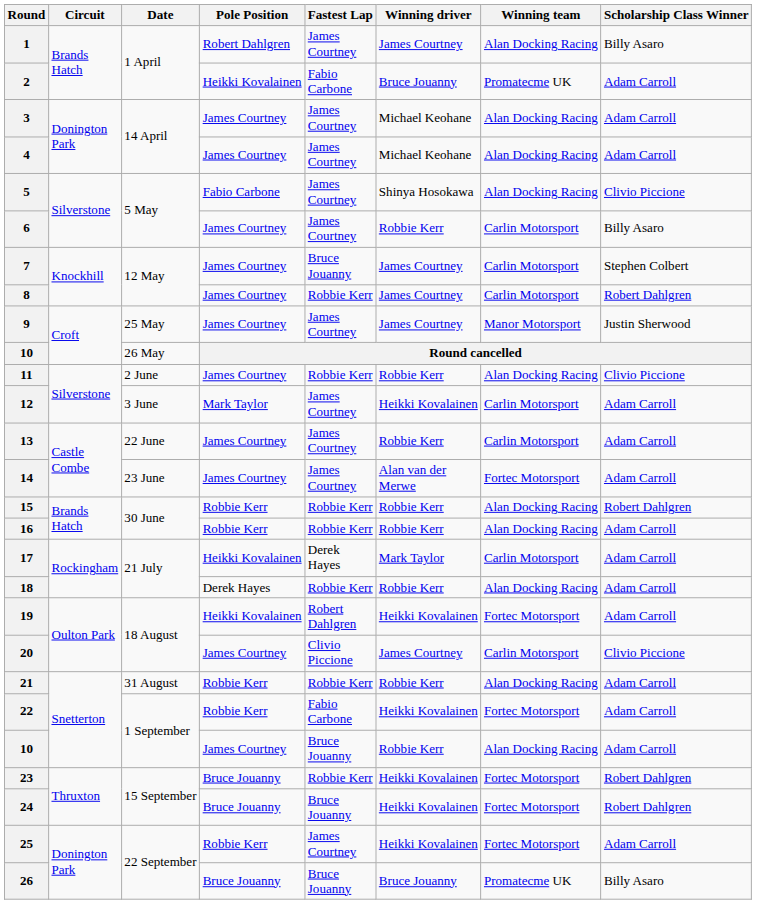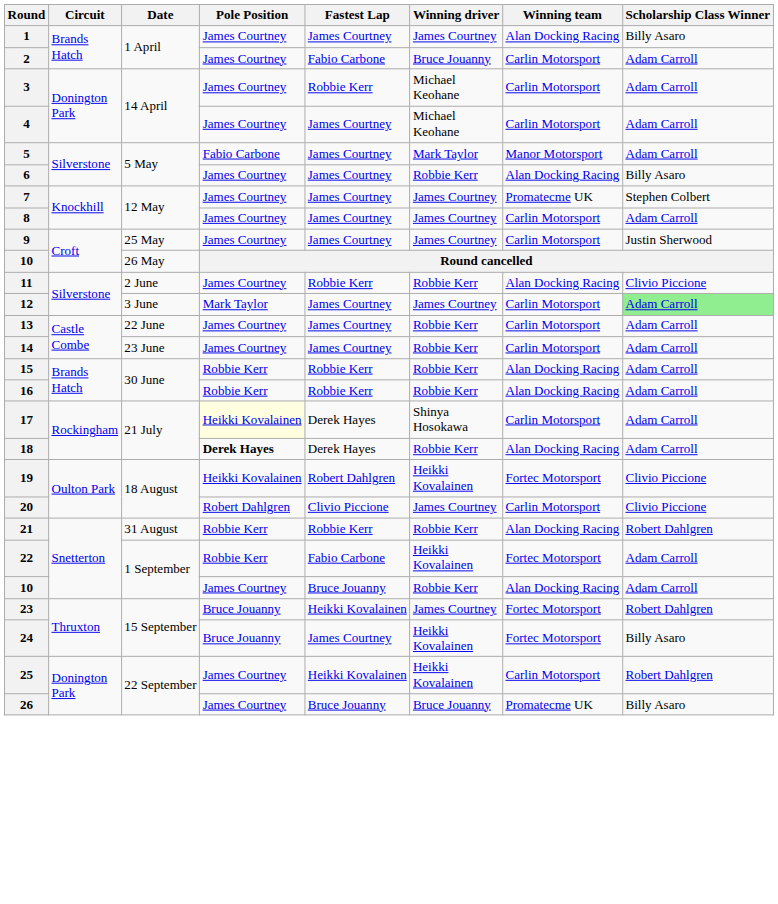(246, 44) Robert Dahlgren -> (245, 36) James Courtney
(252, 80) Heikki Kovalainen -> (245, 57) James Courtney
(528, 80) Promatecme UK -> (553, 57) Carlin Motorsport
(332, 117) James Courtney -> (340, 87) Robbie Kerr
(541, 117) Alan Docking Racing -> (553, 87) Carlin Motorsport
(541, 154) Alan Docking Racing -> (553, 124) Carlin Motorsport
(426, 191) Shinya Hosokawa -> (445, 153) Mark Taylor
(541, 191) Alan Docking Racing -> (554, 153) Manor Motorsport
(644, 191) Clivio Piccione -> (662, 153) Adam Carroll
(531, 228) Carlin Motorsport -> (562, 174) Alan Docking Racing
(330, 265) Bruce Jouanny -> (350, 196) James Courtney
(531, 265) Carlin Motorsport -> (549, 196) Promatecme UK
(340, 294) Robbie Kerr -> (350, 217) James Courtney
(648, 294) Robert Dahlgren -> (662, 217) Adam Carroll
(532, 323) Manor Motorsport -> (553, 239) Carlin Motorsport
(428, 403) Heikki Kovalainen -> (455, 304) James Courtney
(640, 403) no background -> (662, 304) lightgreen background
(413, 477) Alan van der Merwe -> (445, 347) Robbie Kerr
(532, 477) Fortec Motorsport -> (553, 347) Carlin Motorsport
(648, 506) Robert Dahlgren -> (662, 368) Adam Carroll
(252, 557) no background -> (252, 419) lightyellow background
(411, 557) Mark Taylor -> (440, 419) Shinya Hosokawa
(237, 586) normal -> (238, 448) bold
(340, 586) Robbie Kerr -> (342, 448) Derek Hayes
(640, 616) Adam Carroll -> (666, 477) Clivio Piccione
(245, 653) James Courtney -> (246, 507) Robert Dahlgren
(640, 682) Adam Carroll -> (669, 528) Robert Dahlgren
(340, 777) Robbie Kerr -> (357, 608) Heikki Kovalainen
(428, 777) Heikki Kovalainen -> (455, 608) James Courtney
(330, 806) Bruce Jouanny -> (350, 637) James Courtney
(648, 806) Robert Dahlgren -> (655, 637) Billy Asaro
(235, 843) Robbie Kerr -> (245, 674) James Courtney
(332, 843) James Courtney -> (357, 674) Heikki Kovalainen
(532, 843) Fortec Motorsport -> (553, 674) Carlin Motorsport
(640, 843) Adam Carroll -> (669, 674) Robert Dahlgren
(242, 880) Bruce Jouanny -> (245, 703) James Courtney
